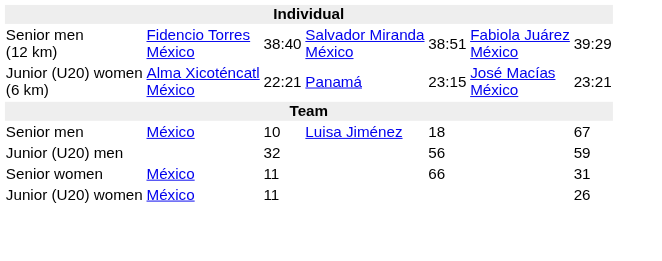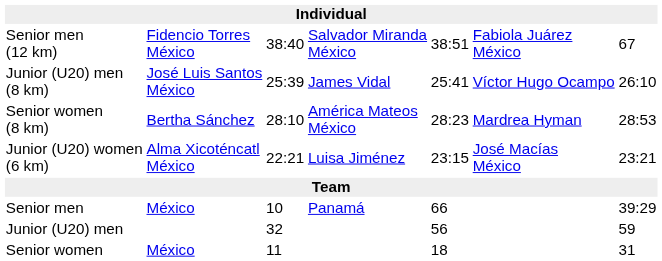(593, 43) 39:29 -> (627, 43) 67
+ row: (65, 81)
+ row: (54, 119)
(334, 81) Panamá -> (357, 157) Luisa Jiménez
(354, 132) Luisa Jiménez -> (336, 208) Panamá
(437, 132) 18 -> (439, 208) 66
(582, 132) 67 -> (637, 208) 39:29
(437, 174) 66 -> (439, 250) 18
- row: (74, 194)
